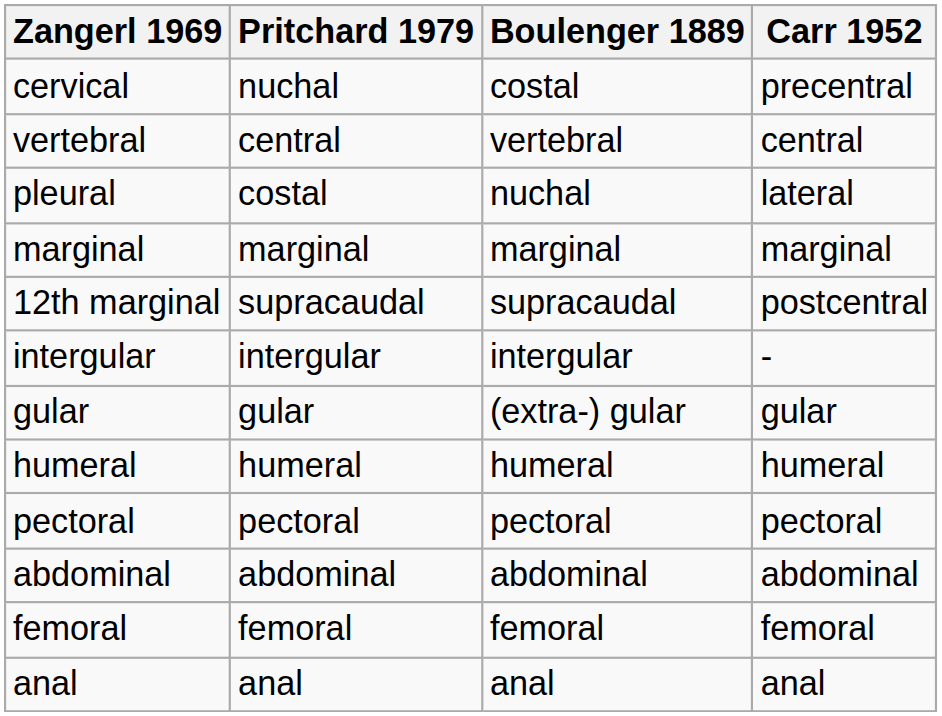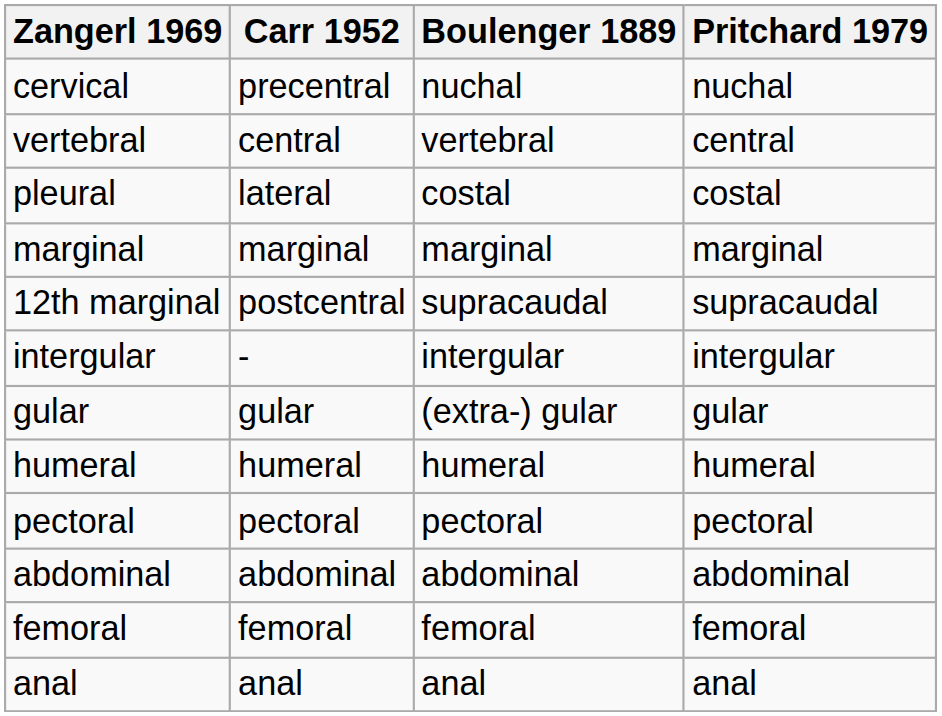columns swapped: (844, 31) <-> (356, 31)
(535, 85) costal -> (472, 85) nuchal
(540, 194) nuchal -> (466, 194) costal
